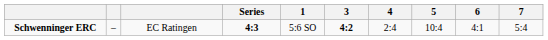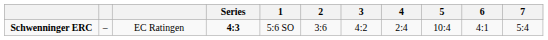+ column: (321, 12)
(346, 27) bold -> (361, 27) normal
